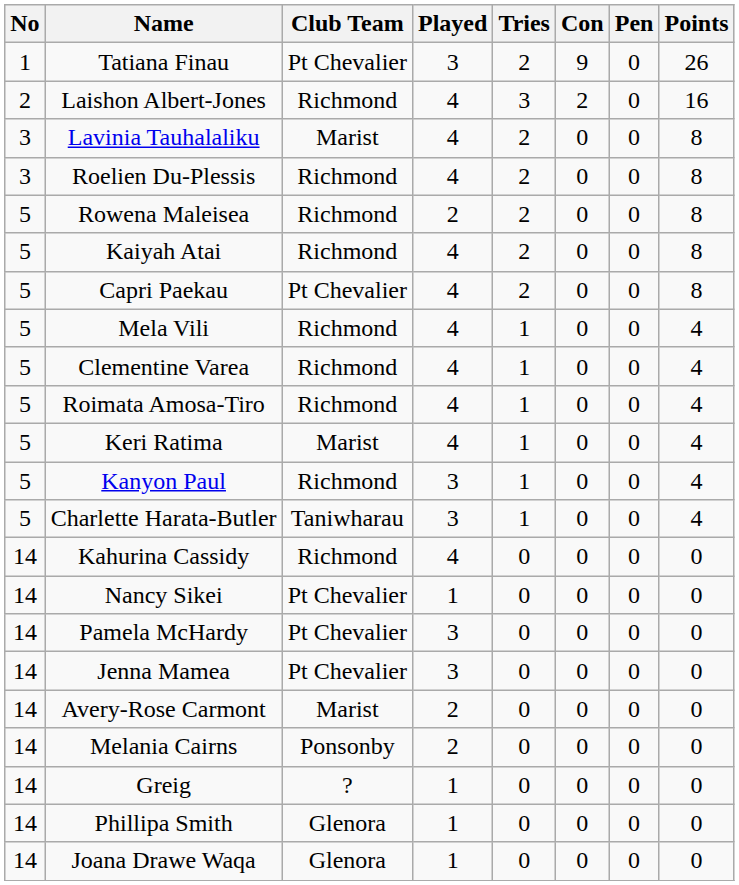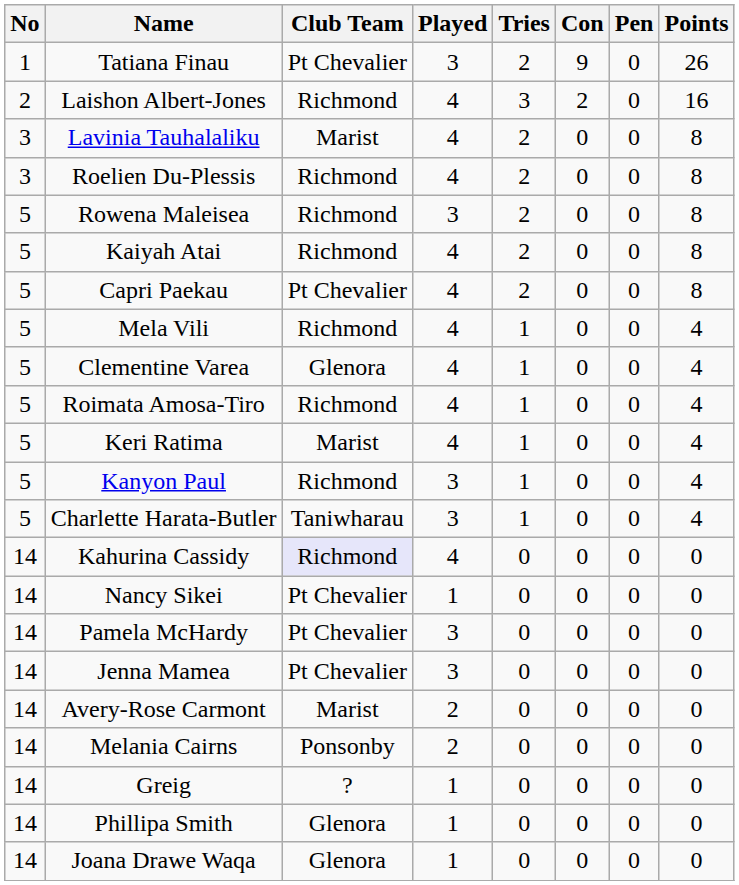(453, 213) 2 -> (453, 213) 3
(347, 366) Richmond -> (347, 366) Glenora
(347, 556) no background -> (347, 556) lavender background
